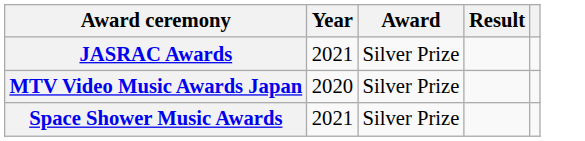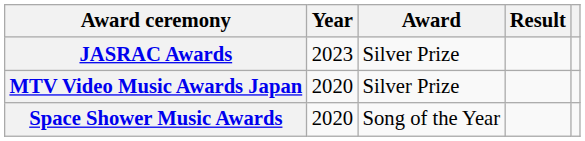(332, 53) 2021 -> (332, 53) 2023
(332, 119) 2021 -> (332, 119) 2020
(411, 119) Silver Prize -> (431, 119) Song of the Year
